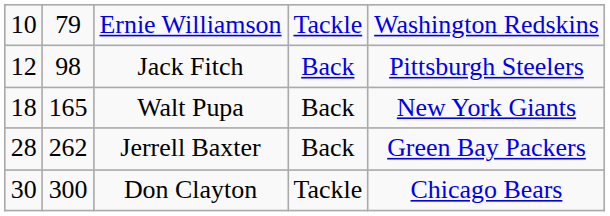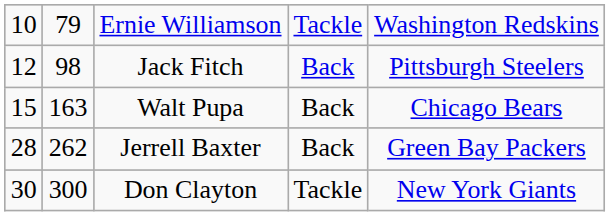(24, 107) 18 -> (24, 107) 15
(68, 107) 165 -> (68, 107) 163
(486, 107) New York Giants -> (486, 107) Chicago Bears
(486, 189) Chicago Bears -> (486, 189) New York Giants
